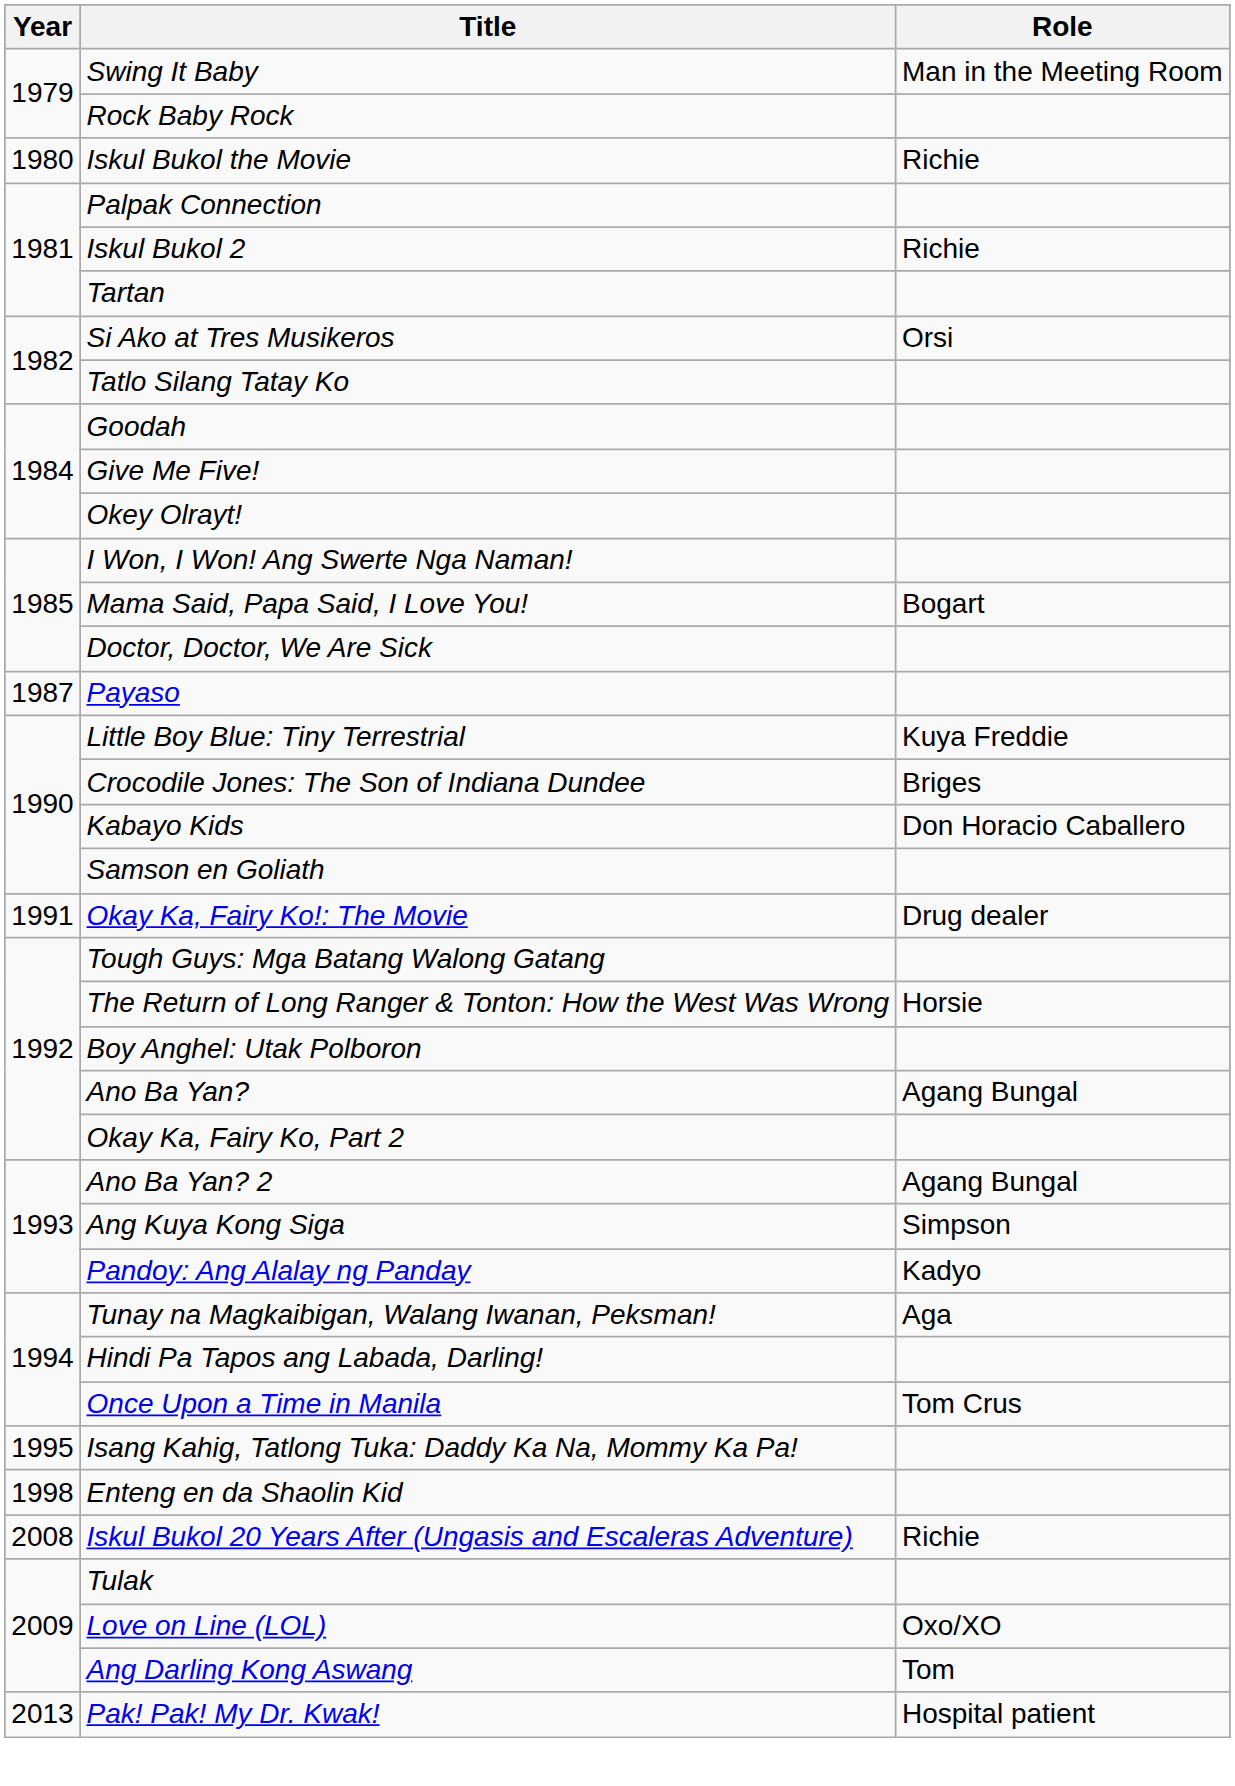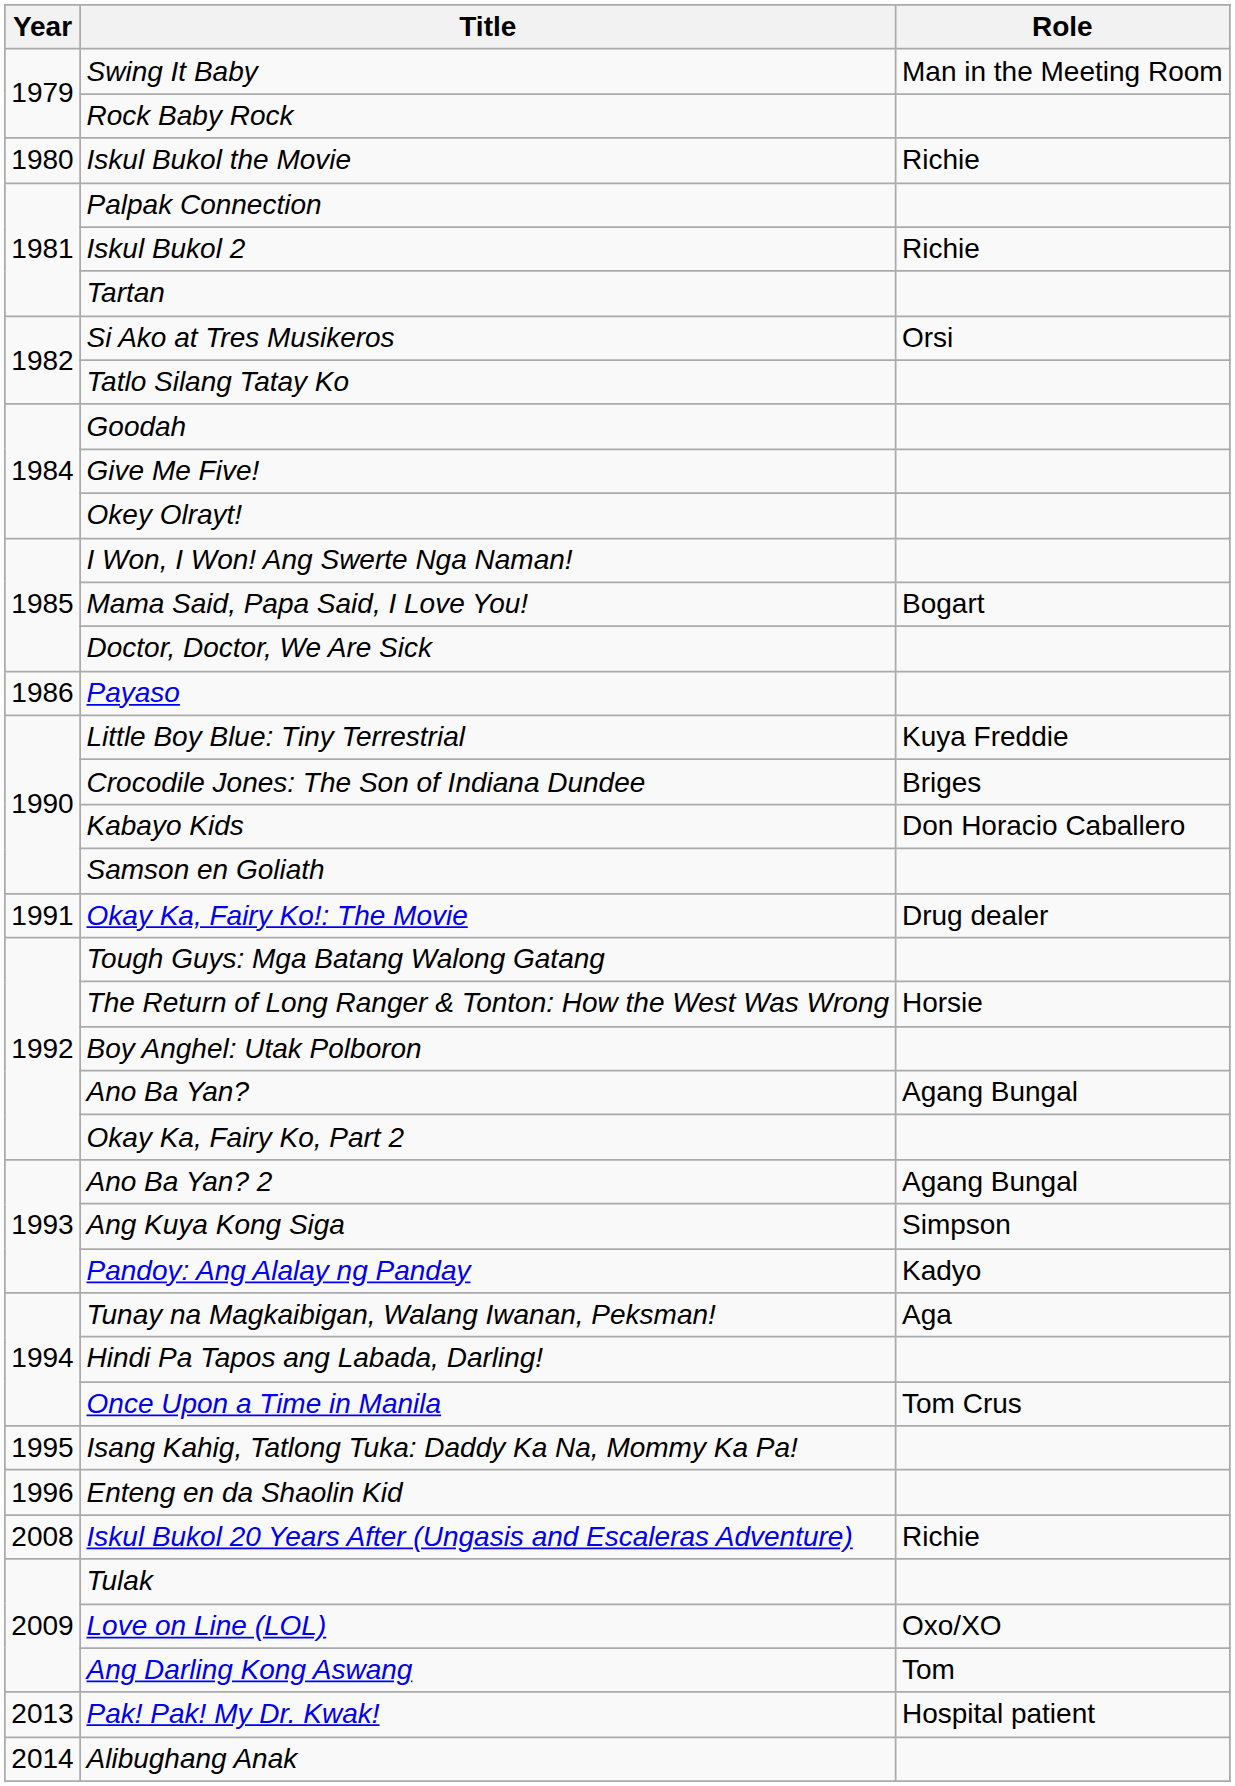(42, 692) 1987 -> (42, 692) 1986
(42, 1492) 1998 -> (42, 1492) 1996
+ row: (192, 1758)
